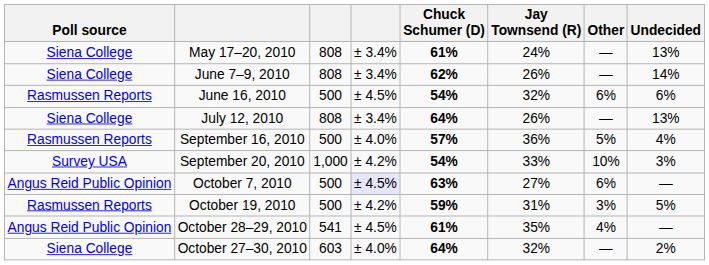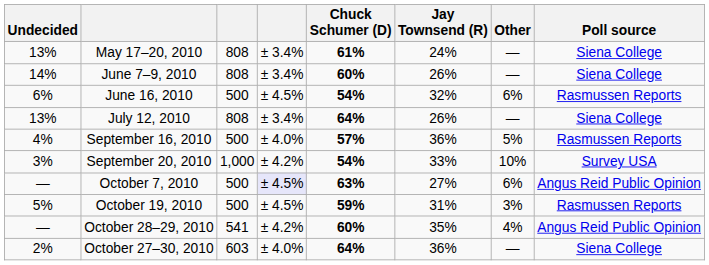columns swapped: (89, 30) <-> (666, 30)
(444, 74) 62% -> (351, 74) 60%
(375, 205) ± 4.2% -> (282, 205) ± 4.5%
(375, 227) ± 4.5% -> (282, 227) ± 4.2%
(444, 227) 61% -> (351, 227) 60%
(536, 249) 32% -> (443, 249) 36%
